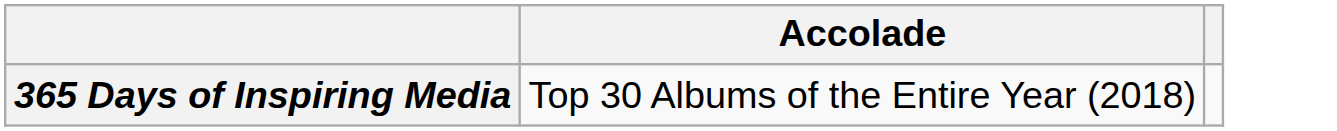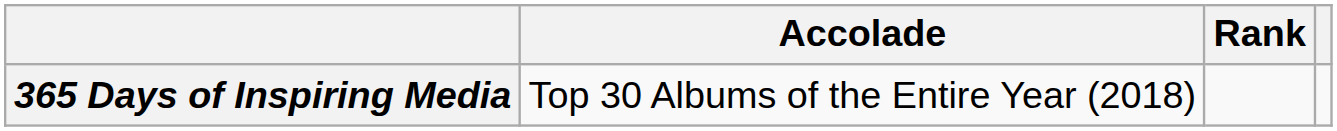+ column: (1260, 34)
